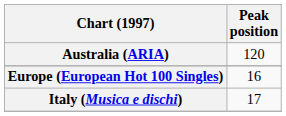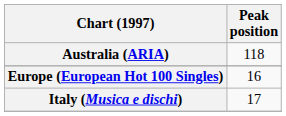(254, 54) 120 -> (254, 54) 118
